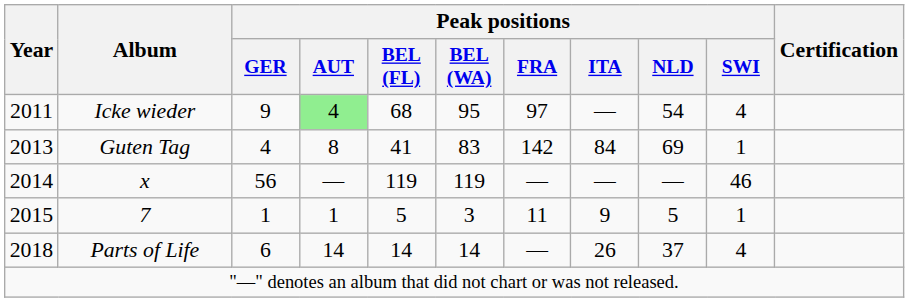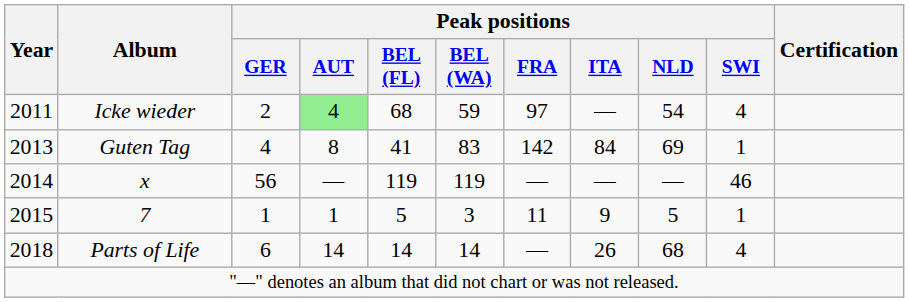(265, 111) 9 -> (265, 111) 2
(469, 111) 95 -> (469, 111) 59
(673, 249) 37 -> (673, 249) 68
